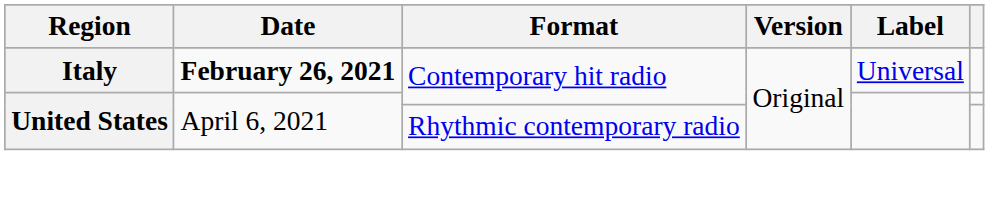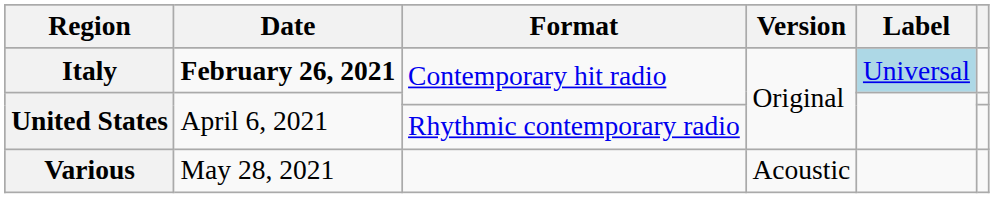(910, 69) no background -> (916, 69) lightblue background
+ row: (90, 169)
